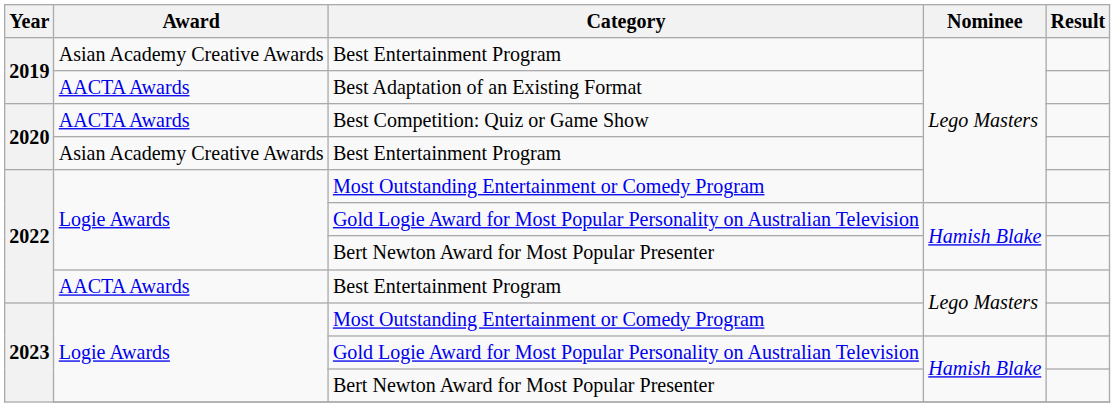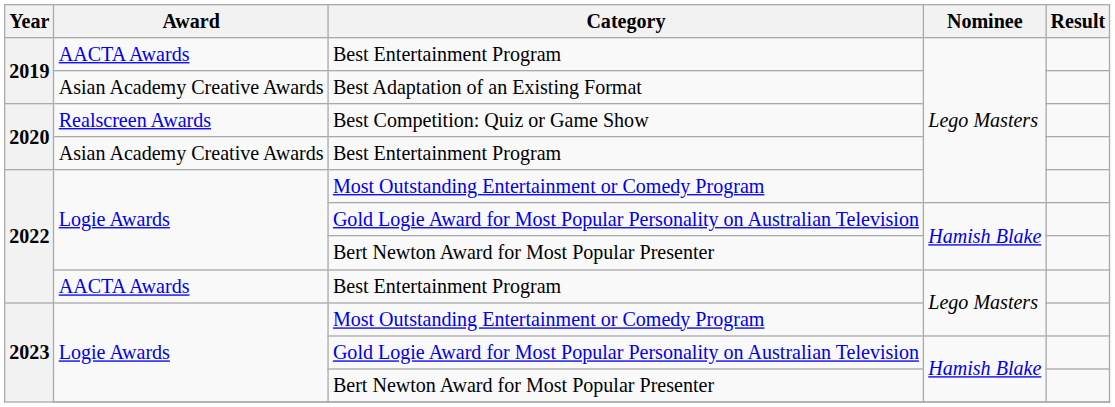(191, 54) Asian Academy Creative Awards -> (124, 54) AACTA Awards
(124, 87) AACTA Awards -> (191, 87) Asian Academy Creative Awards
(124, 120) AACTA Awards -> (135, 120) Realscreen Awards
